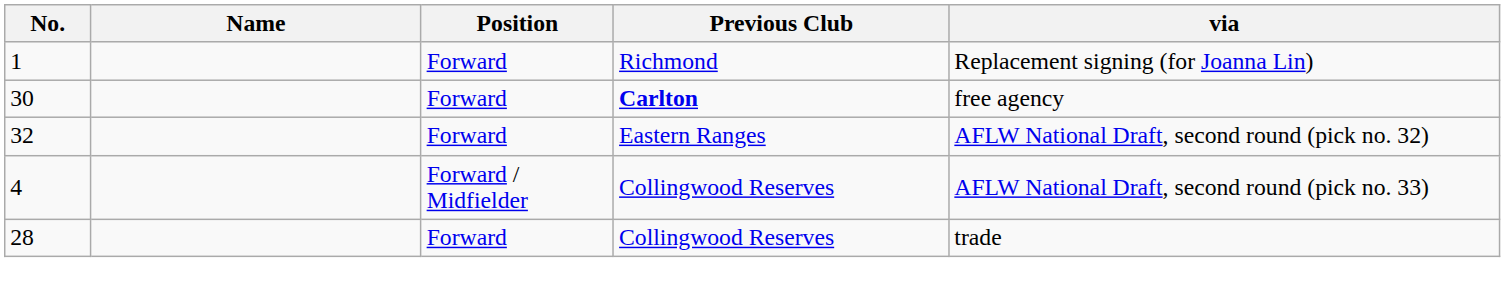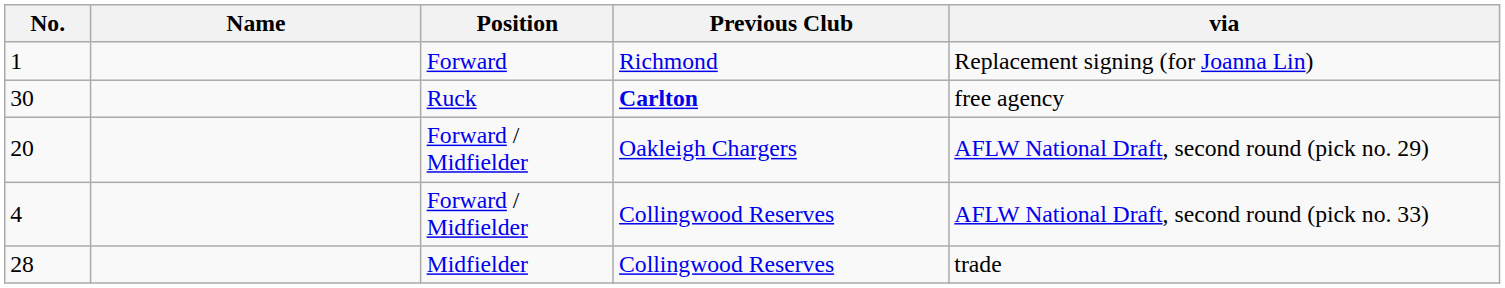(467, 98) Forward -> (452, 98) Ruck
+ row: (22, 149)
- row: (22, 135)
(467, 237) Forward -> (477, 264) Midfielder
